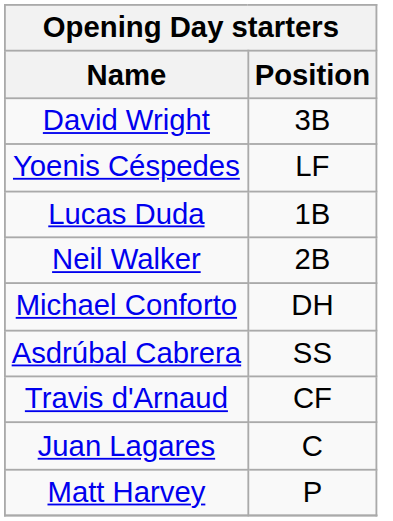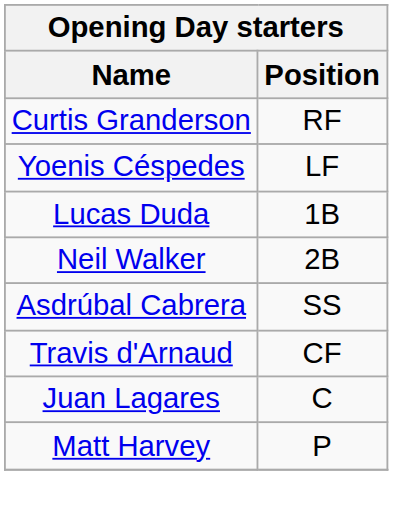+ row: (131, 120)
- row: (126, 120)
- row: (126, 306)
